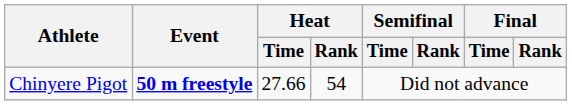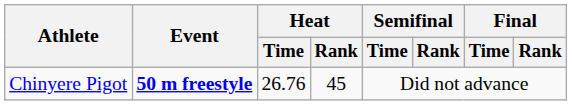(284, 83) 27.66 -> (284, 83) 26.76
(336, 83) 54 -> (336, 83) 45
